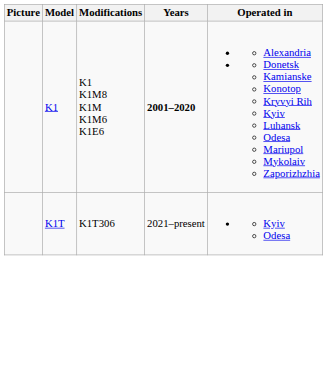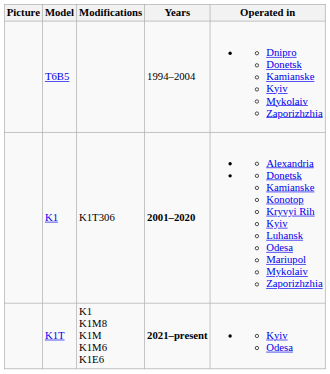+ row: (57, 76)
(93, 107) K1 K1M8 K1M K1M6 K1E6 -> (97, 217) K1T306
(97, 223) K1T306 -> (93, 336) K1 K1M8 K1M K1M6 K1E6
(176, 223) normal -> (177, 336) bold
